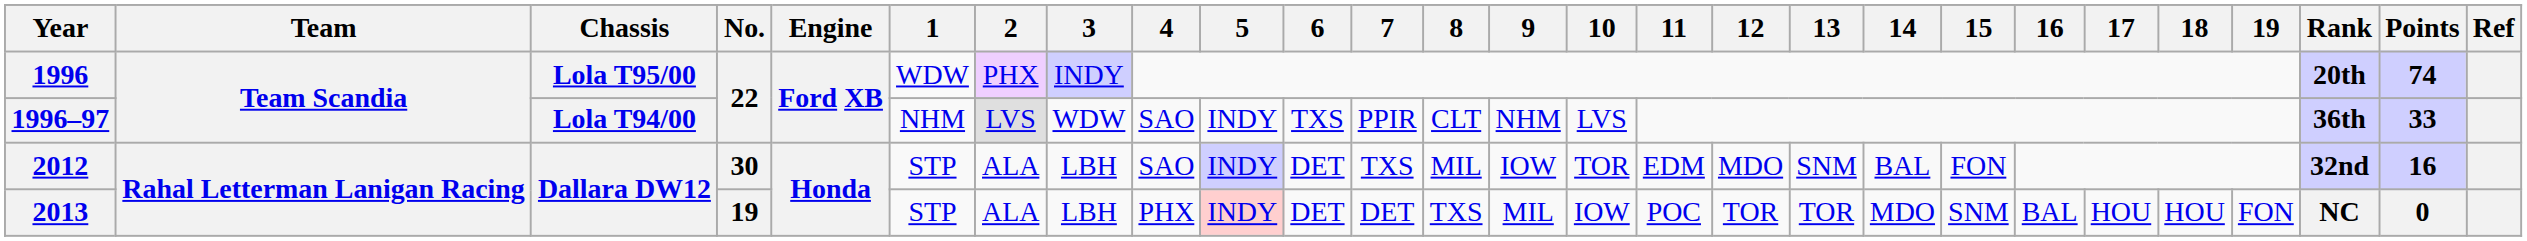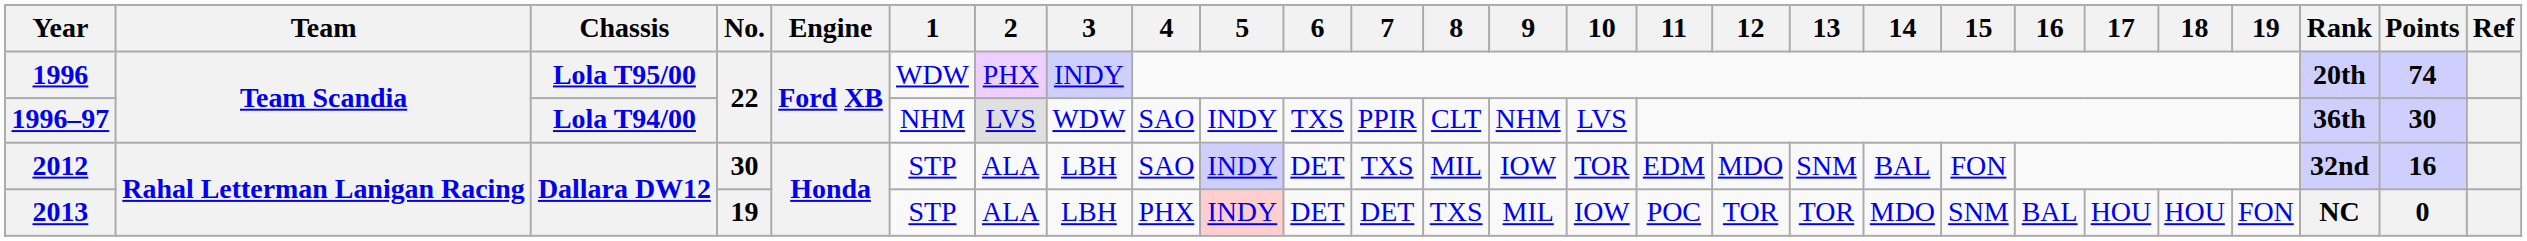(2422, 120) 33 -> (2422, 120) 30
